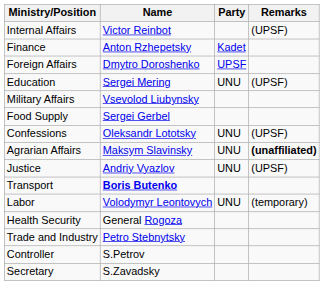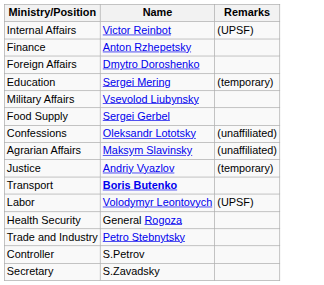- column: (232, 13)
(269, 82) (UPSF) -> (245, 82) (temporary)
(269, 133) (UPSF) -> (247, 133) (unaffiliated)
(284, 151) bold -> (247, 151) normal
(269, 168) (UPSF) -> (245, 168) (temporary)
(279, 202) (temporary) -> (235, 202) (UPSF)
